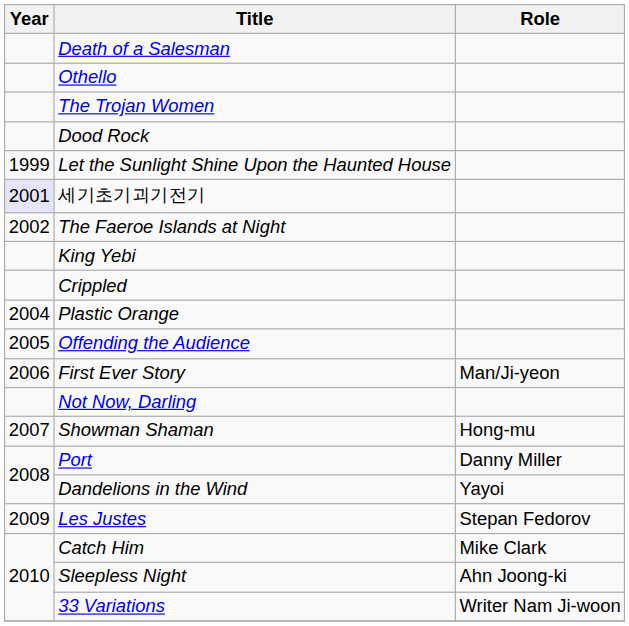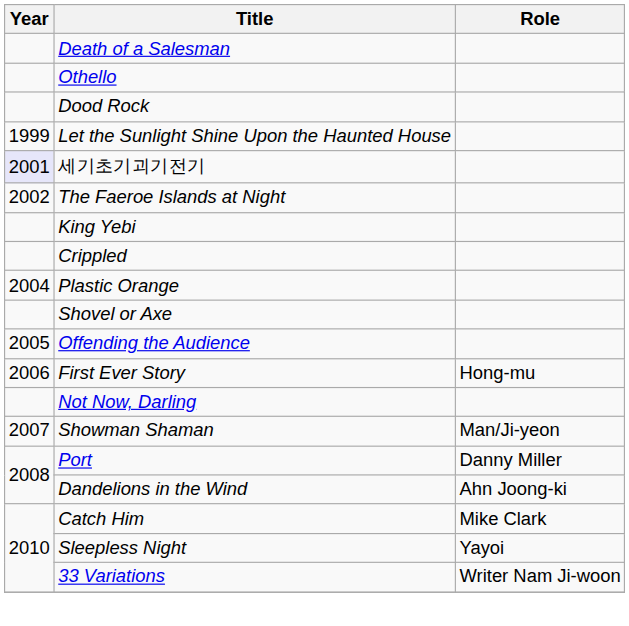- row: (136, 106)
+ row: (115, 314)
(510, 372) Man/Ji-yeon -> (497, 372) Hong-mu
(497, 431) Hong-mu -> (510, 431) Man/Ji-yeon
(482, 489) Yayoi -> (513, 489) Ahn Joong-ki
- row: (102, 518)
(513, 576) Ahn Joong-ki -> (482, 547) Yayoi
